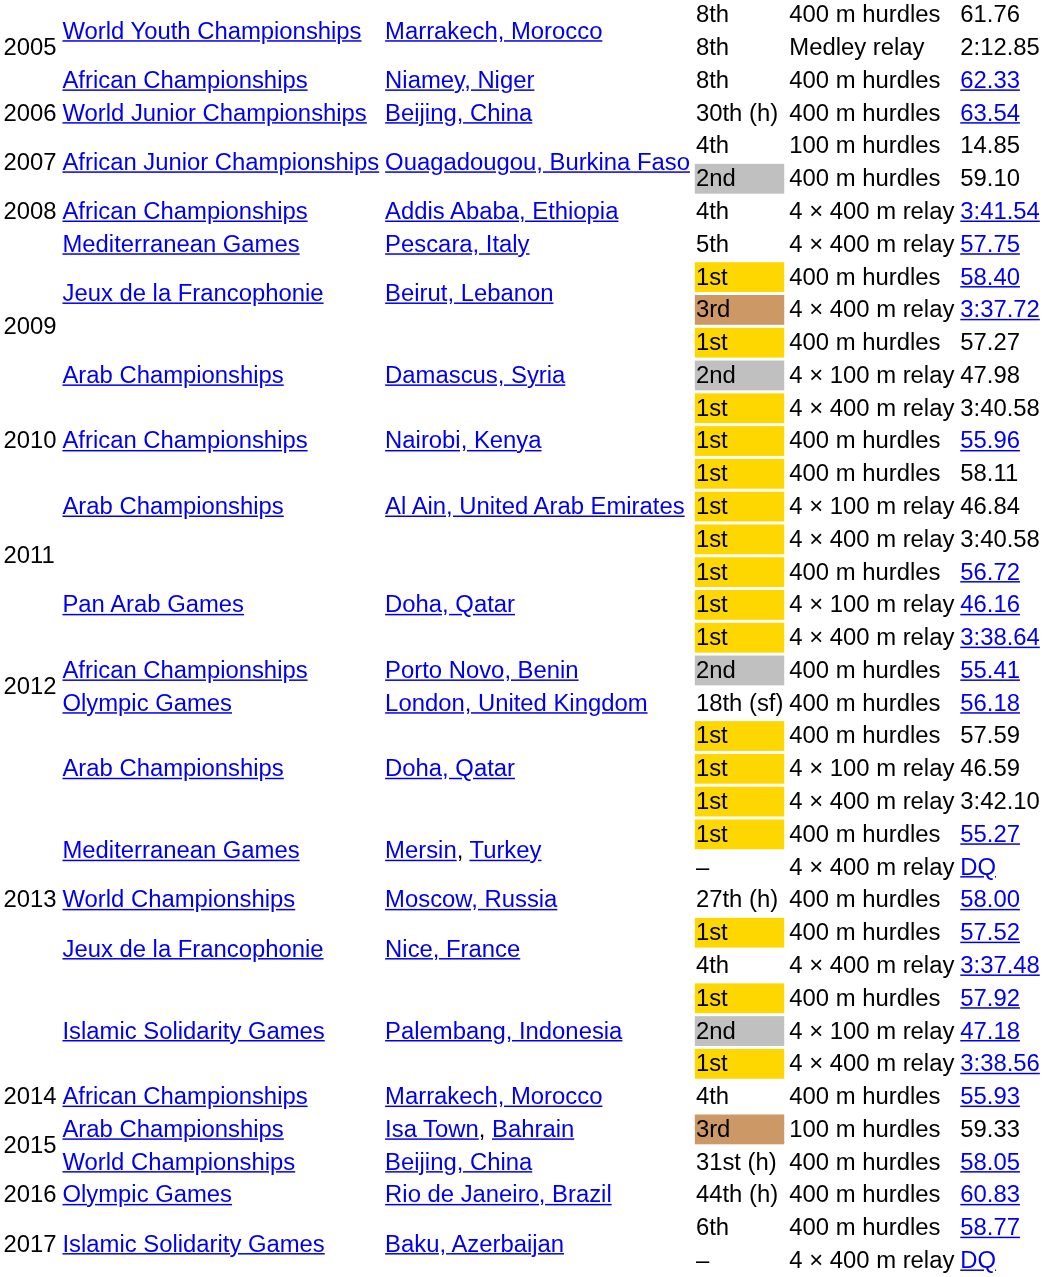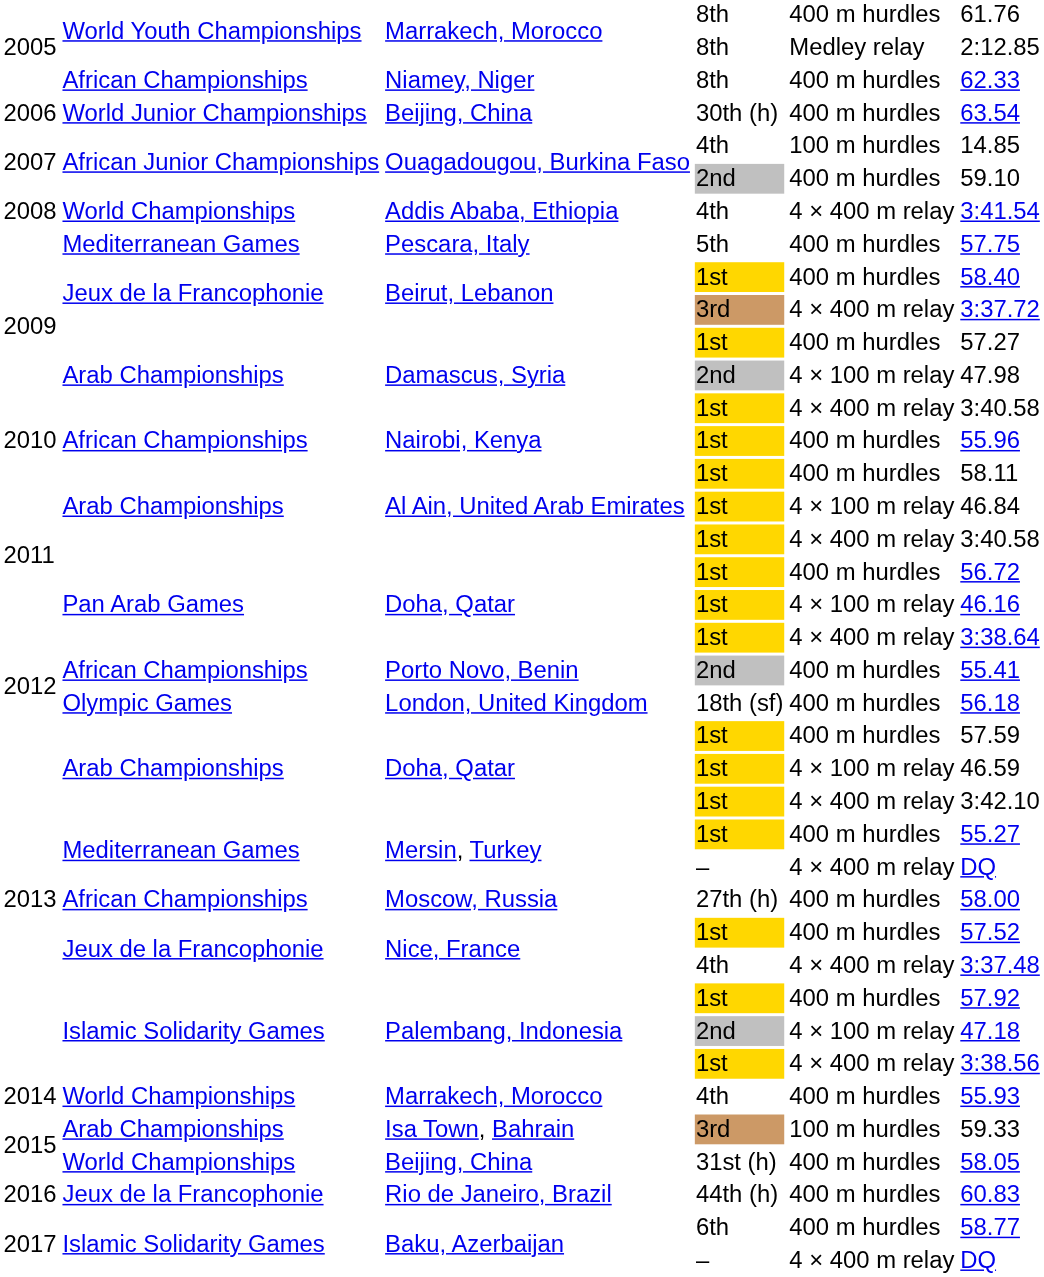(185, 211) African Championships -> (179, 211) World Championships
(872, 244) 4 × 400 m relay -> (865, 244) 400 m hurdles
(179, 899) World Championships -> (185, 899) African Championships
(185, 1096) African Championships -> (179, 1096) World Championships
(147, 1194) Olympic Games -> (193, 1194) Jeux de la Francophonie
